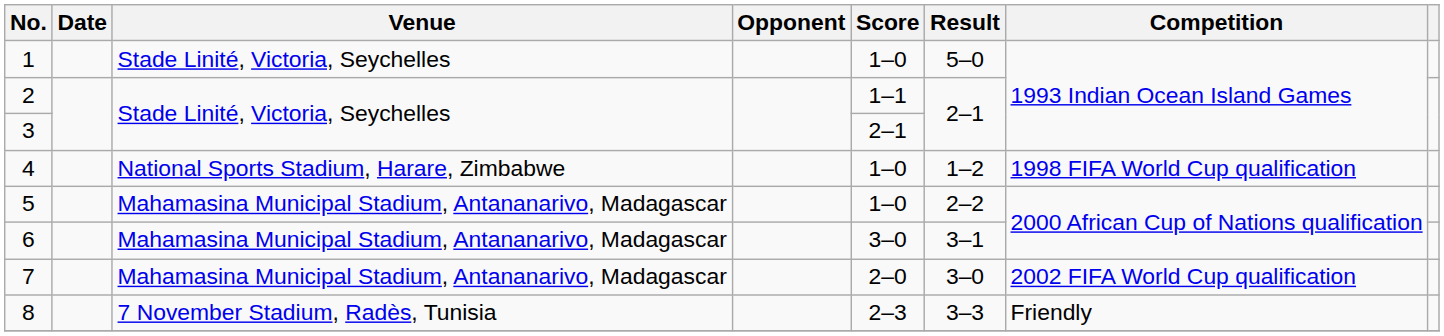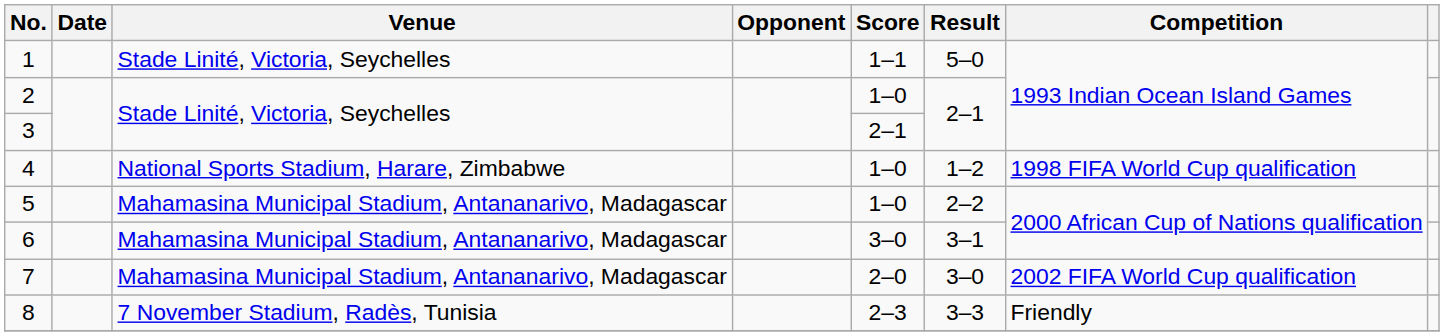(888, 58) 1–0 -> (888, 58) 1–1
(888, 95) 1–1 -> (888, 95) 1–0
